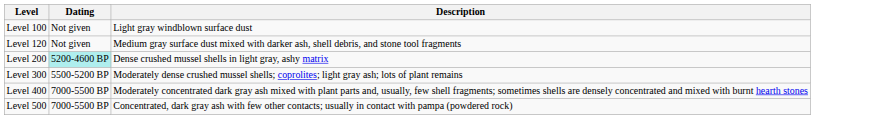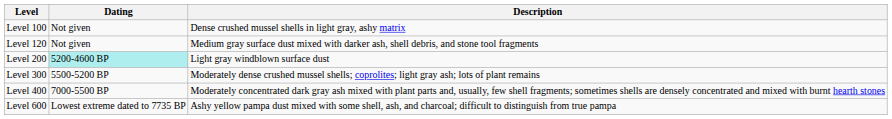(183, 28) Light gray windblown surface dust -> (298, 28) Dense crushed mussel shells in light gray, ashy matrix
(221, 59) Dense crushed mussel shells in light gray, ashy matrix -> (260, 59) Light gray windblown surface dust
- row: (27, 106)
+ row: (27, 106)
